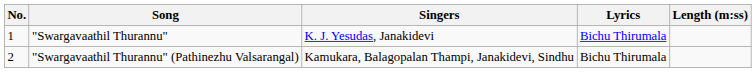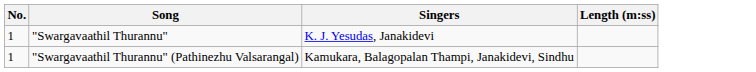- column: (623, 15)
(11, 57) 2 -> (11, 57) 1
